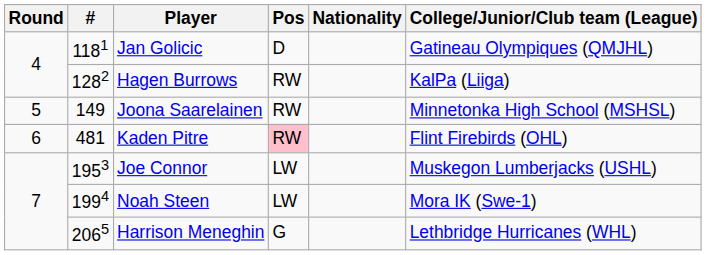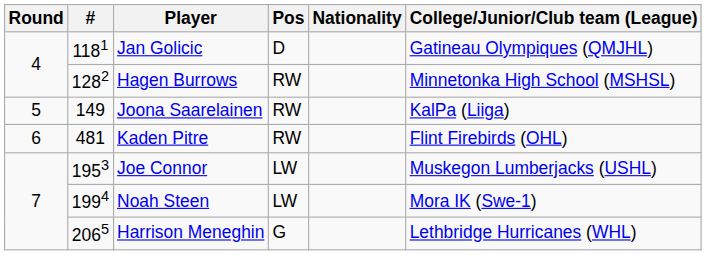(460, 80) KalPa (Liiga) -> (542, 80) Minnetonka High School (MSHSL)
(542, 110) Minnetonka High School (MSHSL) -> (460, 110) KalPa (Liiga)
(287, 138) pink background -> (287, 138) no background
